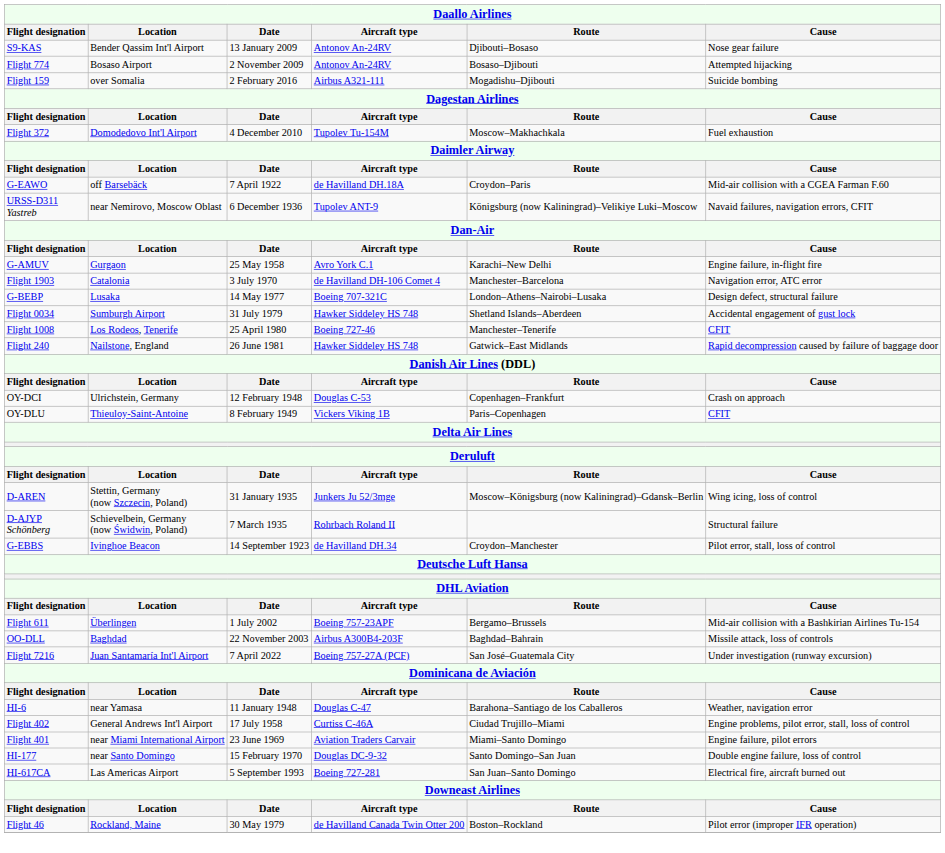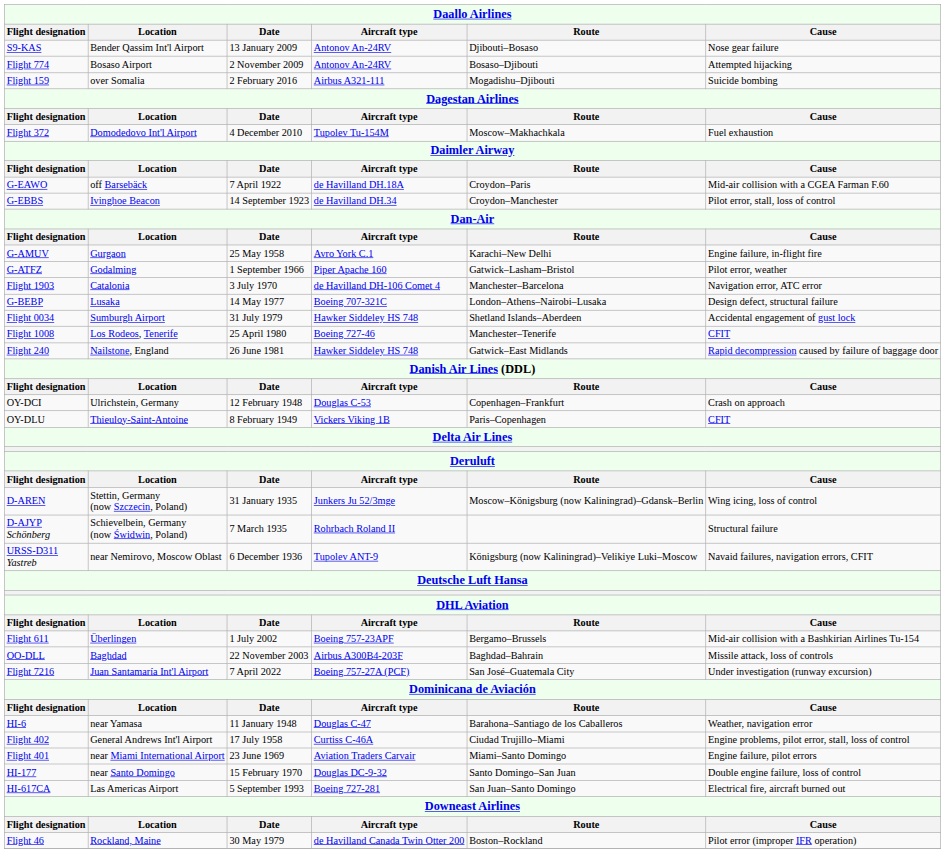rows swapped: (25, 546) <-> (32, 207)
+ row: (24, 269)
